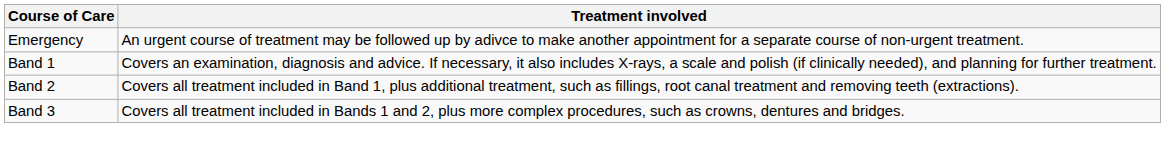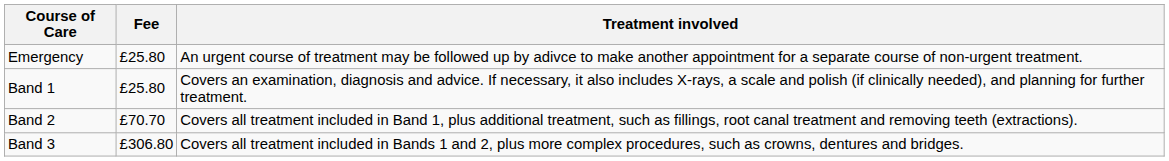+ column: (147, 24)
